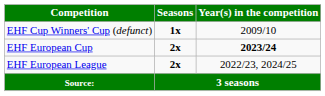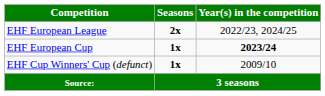rows swapped: (57, 64) <-> (79, 30)
(175, 47) 2x -> (175, 47) 1x
